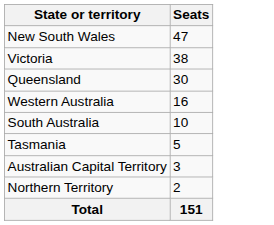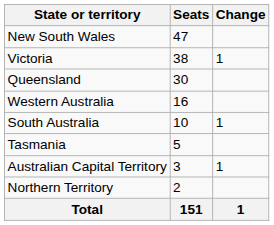+ column: (241, 15)
